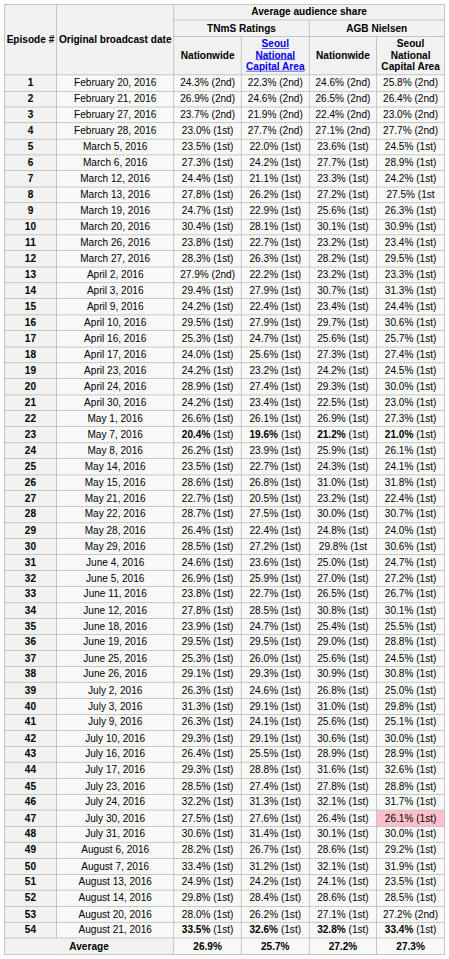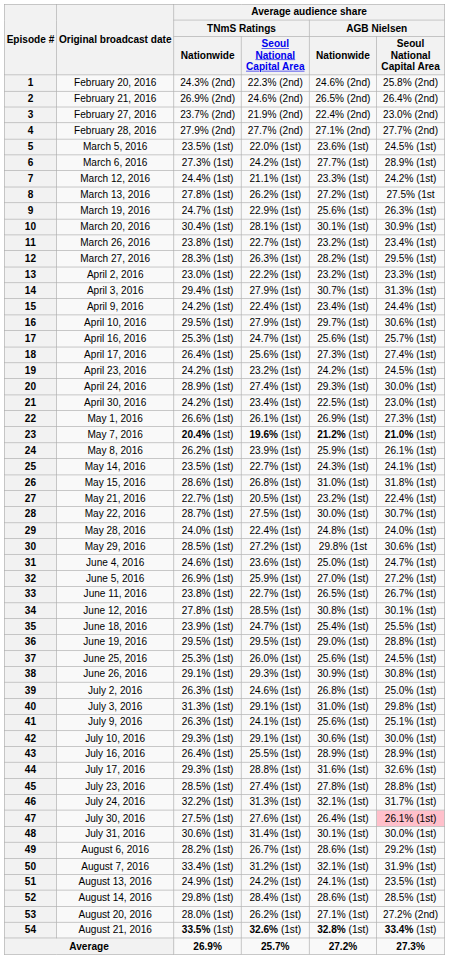(208, 131) 23.0% (1st) -> (208, 131) 27.9% (2nd)
(208, 274) 27.9% (2nd) -> (208, 274) 23.0% (1st)
(208, 354) 24.0% (1st) -> (208, 354) 26.4% (1st)
(208, 530) 26.4% (1st) -> (208, 530) 24.0% (1st)
